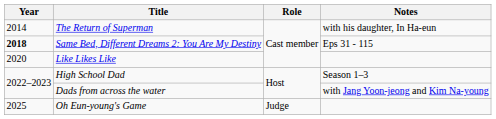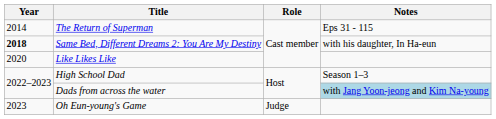(380, 28) with his daughter, In Ha-eun -> (348, 28) Eps 31 - 115
(348, 43) Eps 31 - 115 -> (380, 43) with his daughter, In Ha-eun
(406, 91) no background -> (406, 91) lightblue background
(17, 106) 2025 -> (17, 106) 2023
